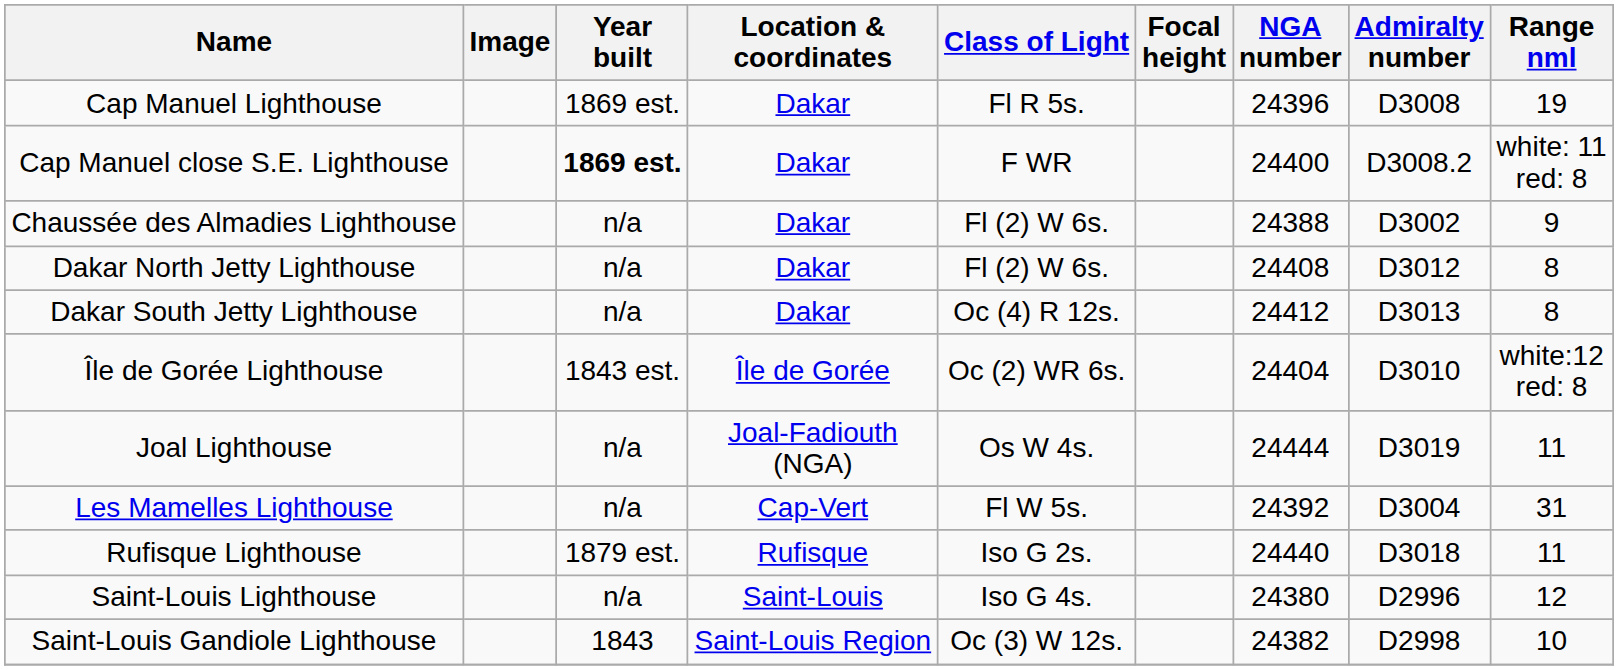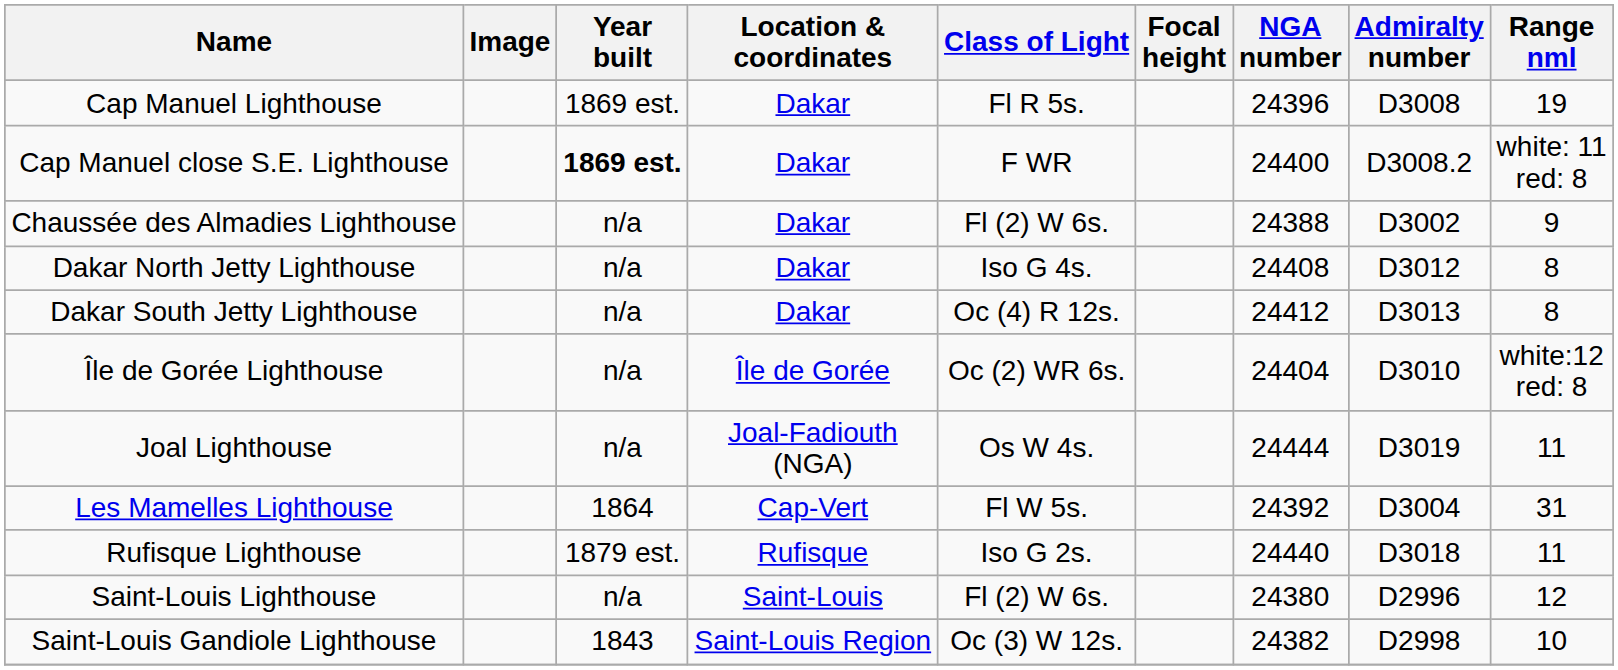(1037, 267) Fl (2) W 6s. -> (1037, 267) Iso G 4s.
(622, 371) 1843 est. -> (622, 371) n/a
(622, 507) n/a -> (622, 507) 1864
(1037, 596) Iso G 4s. -> (1037, 596) Fl (2) W 6s.
